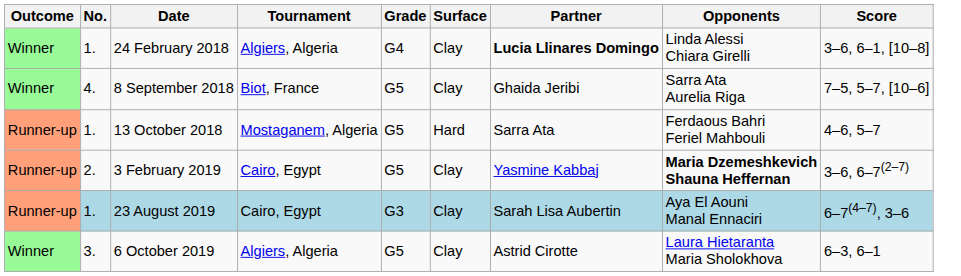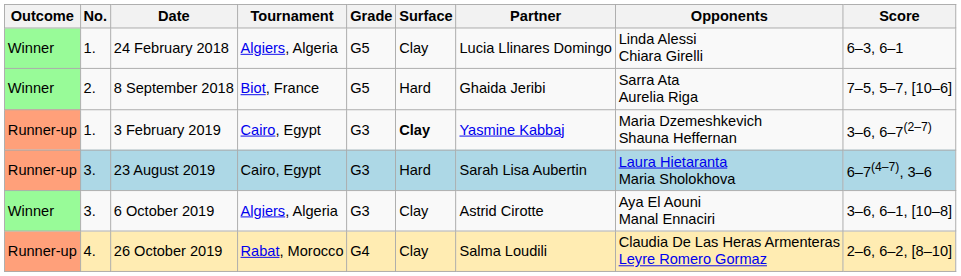(394, 47) G4 -> (360, 47) G5
(576, 47) bold -> (536, 47) normal
(877, 47) 3–6, 6–1, [10–8] -> (875, 47) 6–3, 6–1
(90, 88) 4. -> (90, 88) 2.
(448, 88) Clay -> (415, 88) Hard
- row: (168, 129)
(90, 169) 2. -> (90, 129) 1.
(394, 169) G5 -> (360, 129) G3
(448, 169) normal -> (415, 129) bold
(741, 169) bold -> (690, 129) normal
(90, 210) 1. -> (90, 169) 3.
(448, 210) Clay -> (415, 169) Hard
(714, 210) Aya El Aouni Manal Ennaciri -> (677, 169) Laura Hietaranta Maria Sholokhova
(394, 250) G5 -> (360, 210) G3
(724, 250) Laura Hietaranta Maria Sholokhova -> (667, 210) Aya El Aouni Manal Ennaciri
(852, 250) 6–3, 6–1 -> (899, 210) 3–6, 6–1, [10–8]
+ row: (168, 250)
